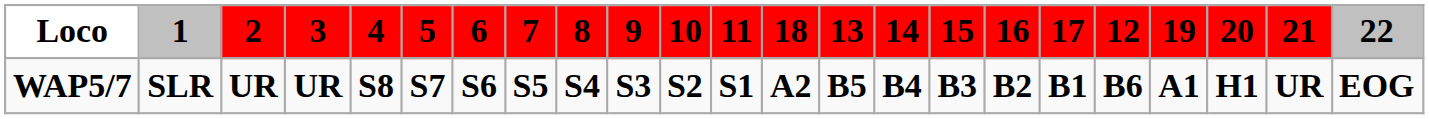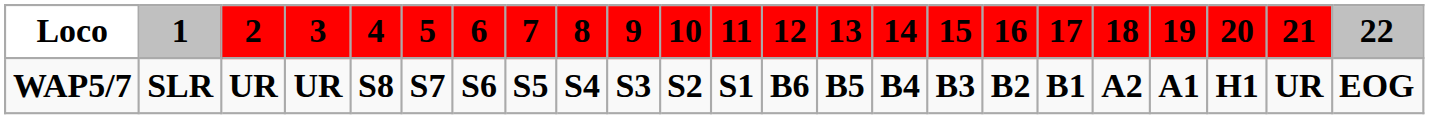columns swapped: (1123, 31) <-> (791, 31)
